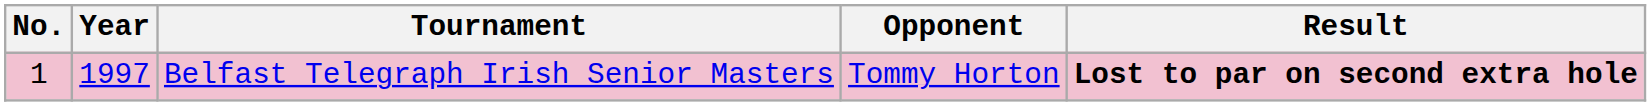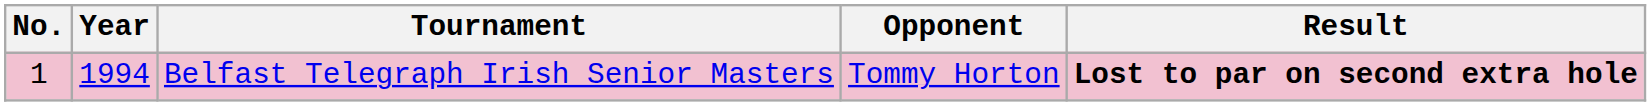(115, 77) 1997 -> (115, 77) 1994
